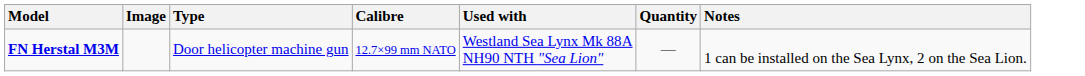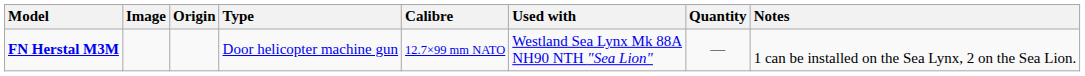+ column: (194, 16)
